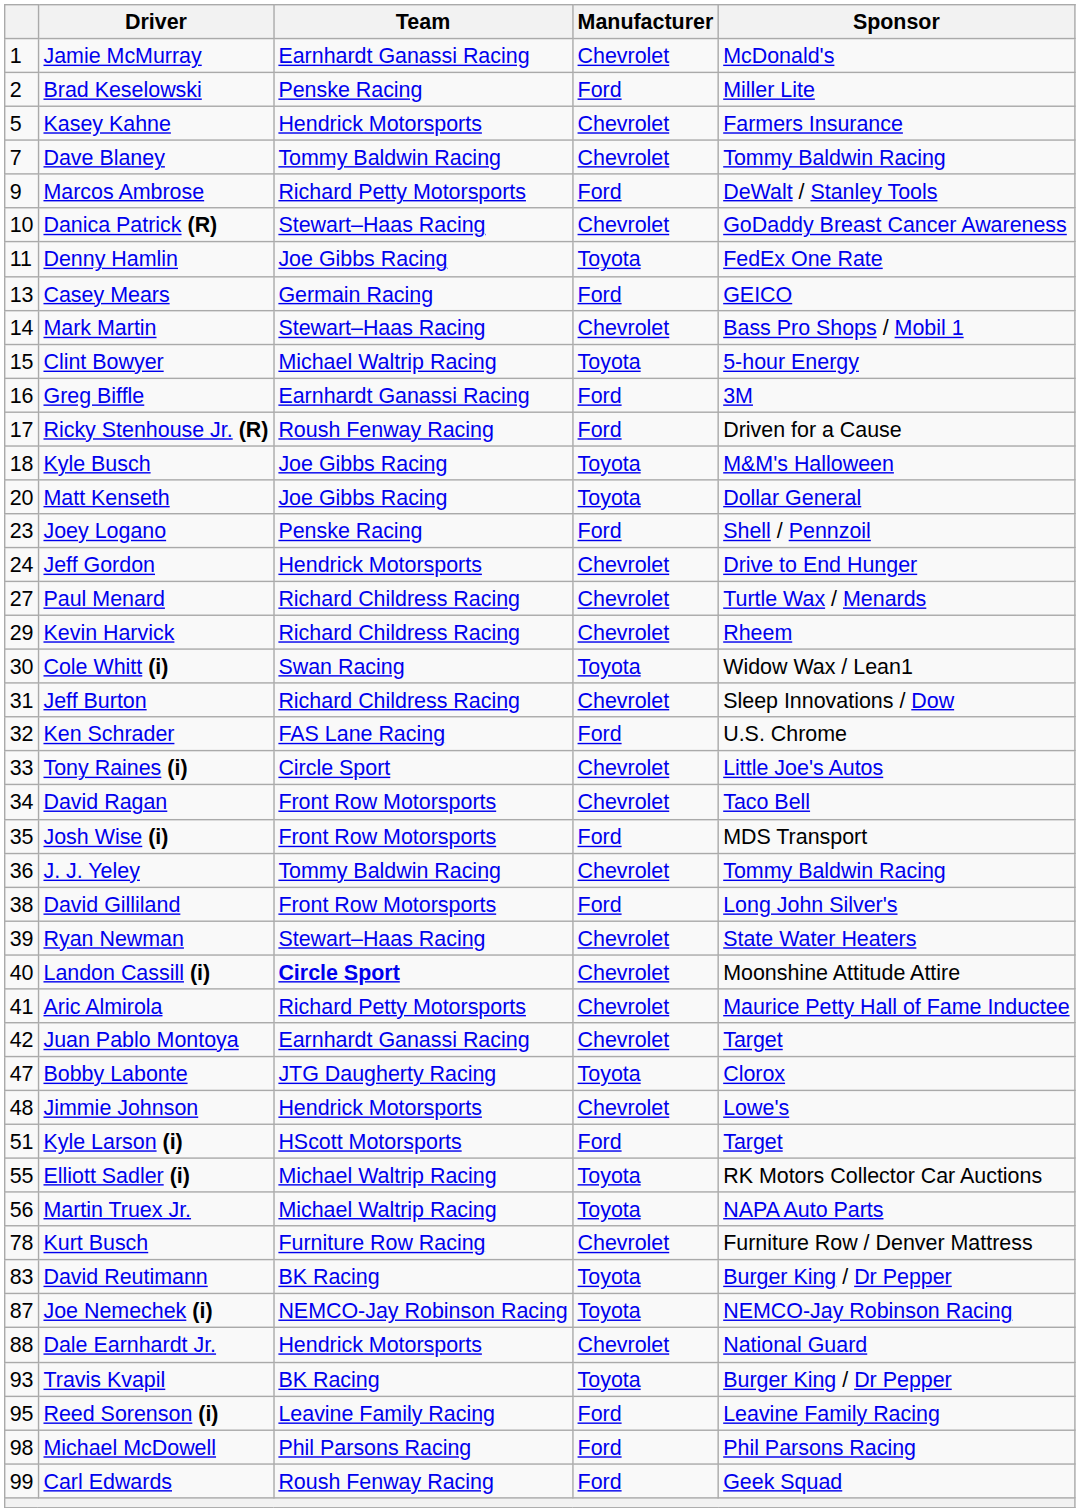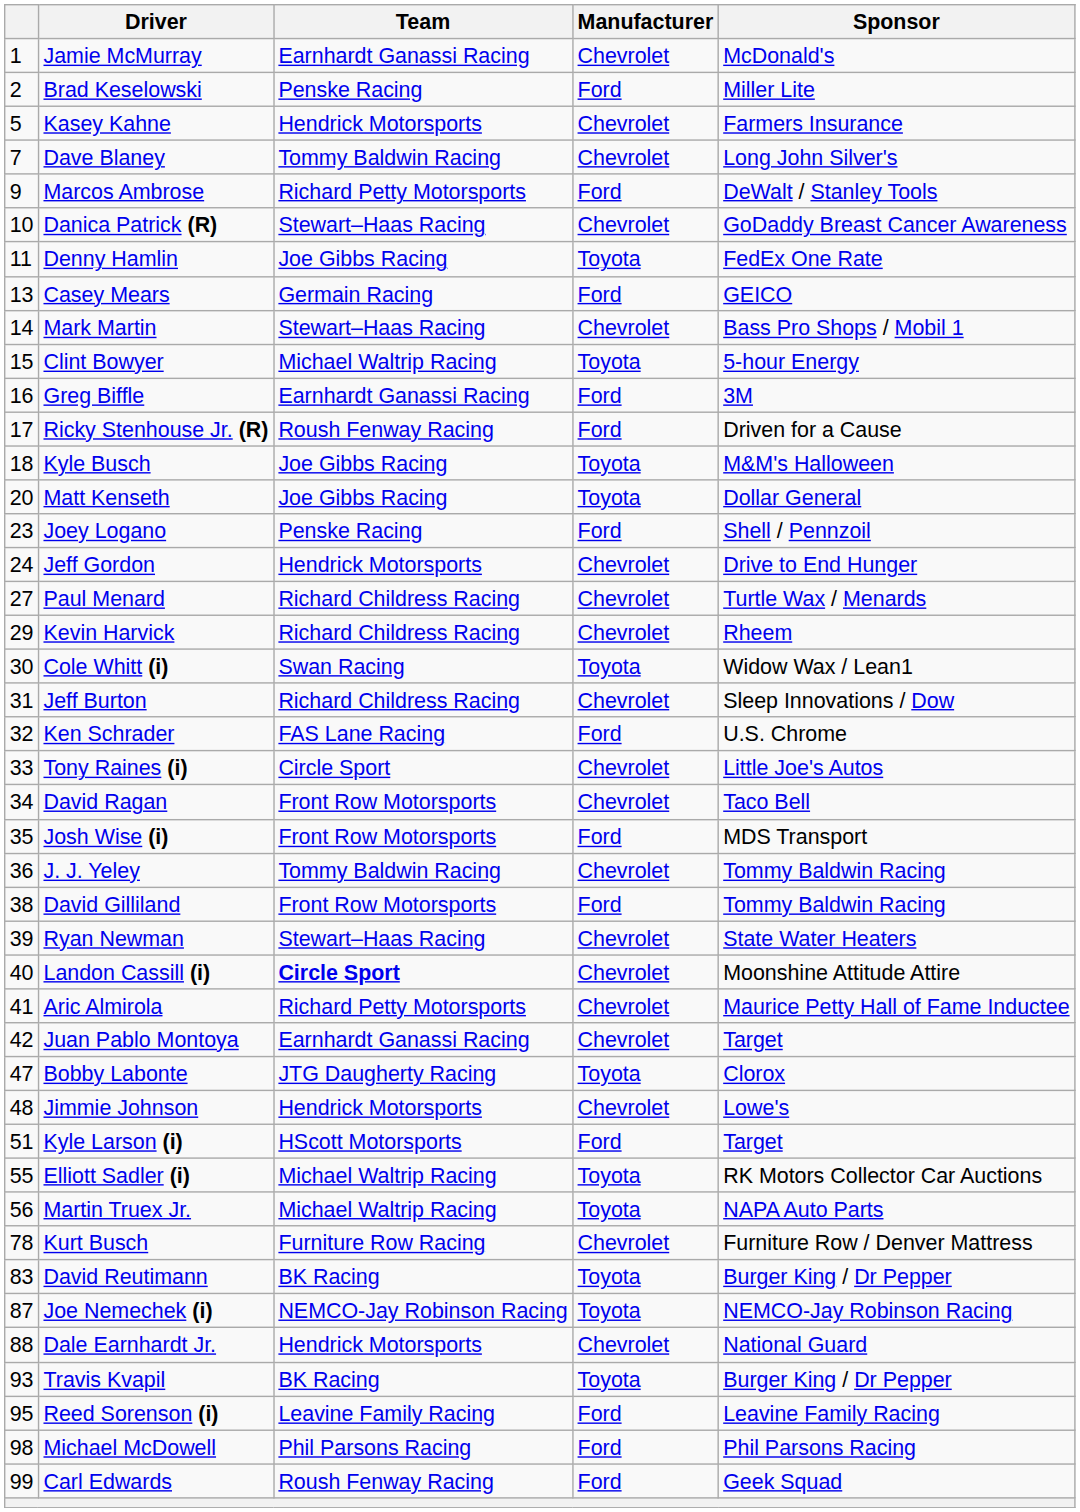(834, 158) Tommy Baldwin Racing -> (810, 158) Long John Silver's
(810, 904) Long John Silver's -> (834, 904) Tommy Baldwin Racing
